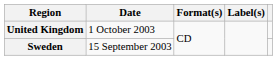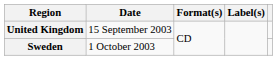(122, 30) 1 October 2003 -> (130, 30) 15 September 2003
(130, 47) 15 September 2003 -> (122, 47) 1 October 2003
